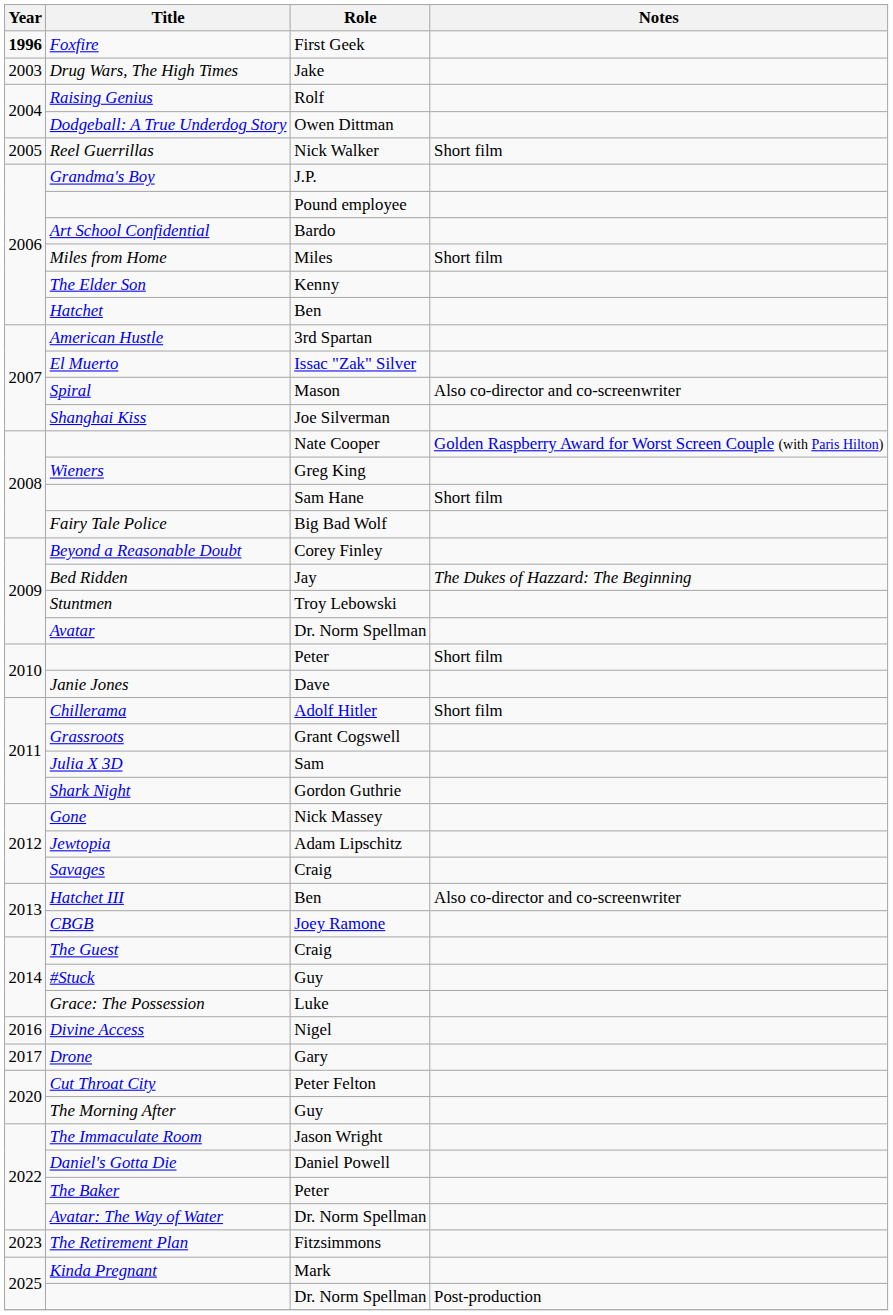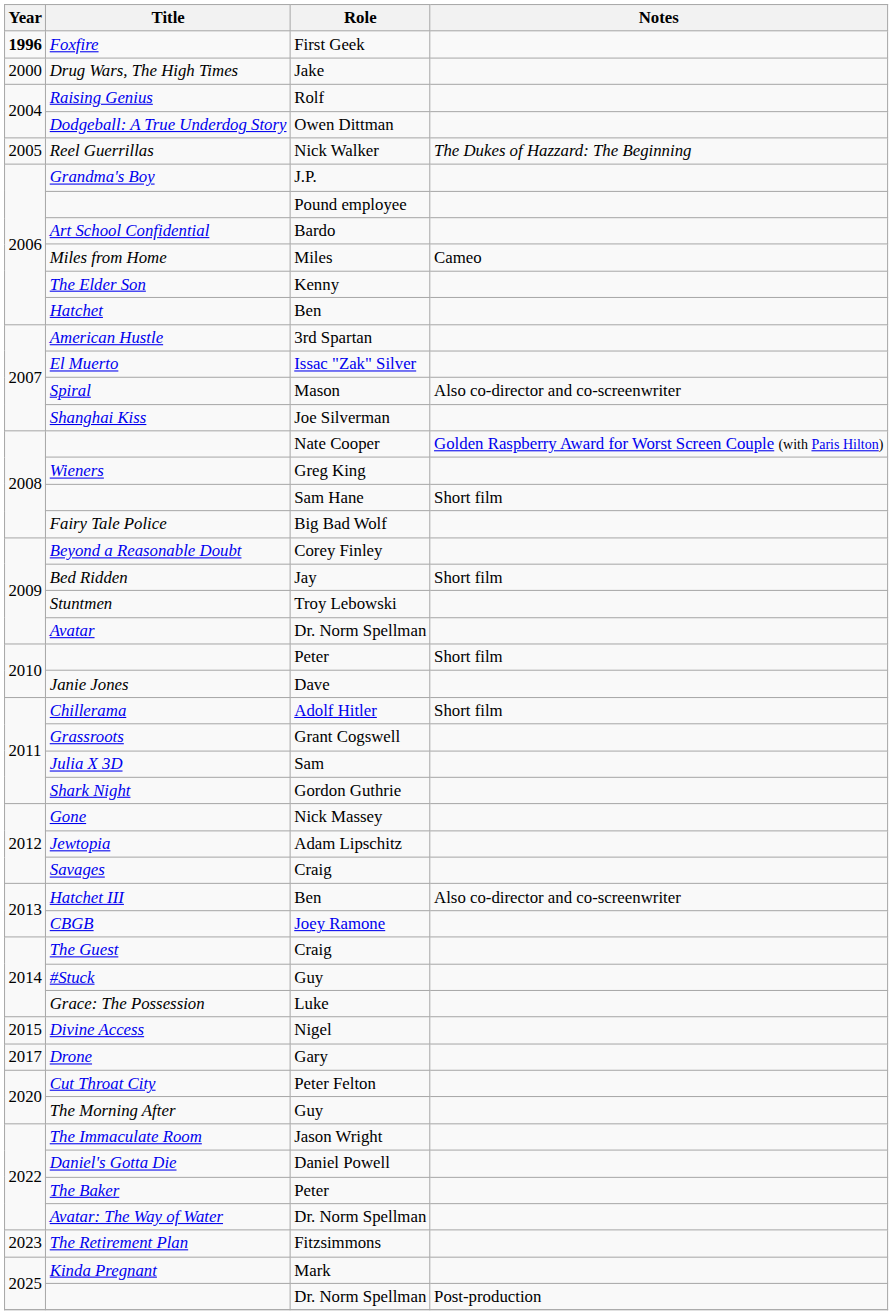(25, 71) 2003 -> (25, 71) 2000
(468, 151) Short film -> (563, 151) The Dukes of Hazzard: The Beginning
(468, 257) Short film -> (458, 257) Cameo
(563, 577) The Dukes of Hazzard: The Beginning -> (468, 577) Short film
(25, 1030) 2016 -> (25, 1030) 2015
